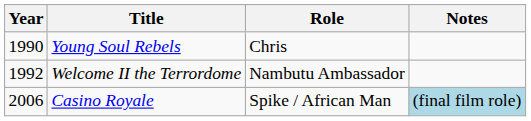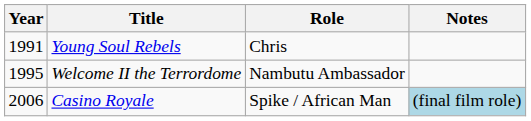(26, 45) 1990 -> (26, 45) 1991
(26, 73) 1992 -> (26, 73) 1995
